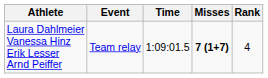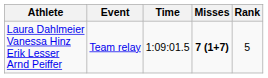(247, 47) 4 -> (247, 47) 5
